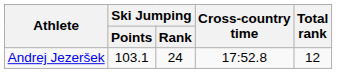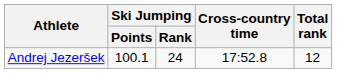(132, 58) 103.1 -> (132, 58) 100.1
